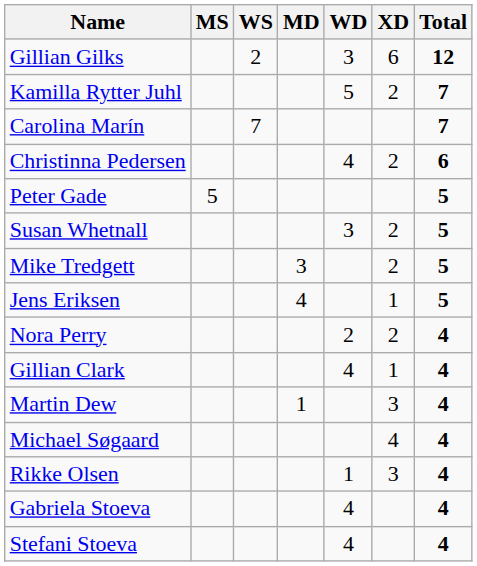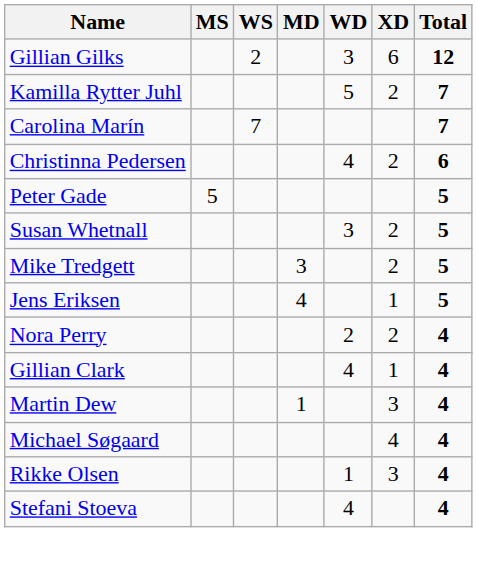- row: (80, 508)
